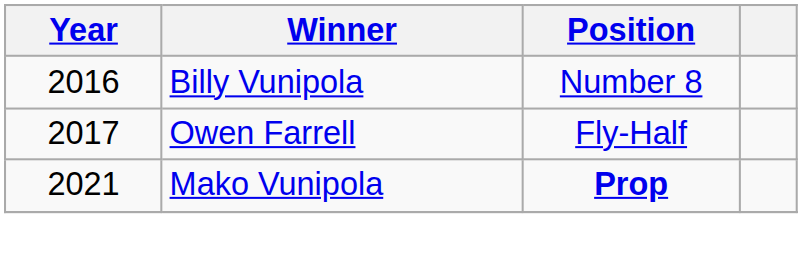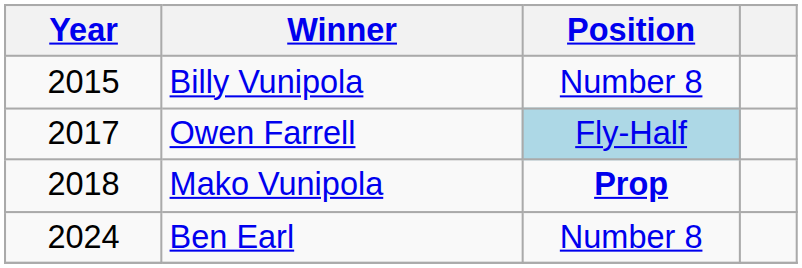(84, 81) 2016 -> (84, 81) 2015
(631, 133) no background -> (631, 133) lightblue background
(84, 184) 2021 -> (84, 184) 2018
+ row: (232, 236)
